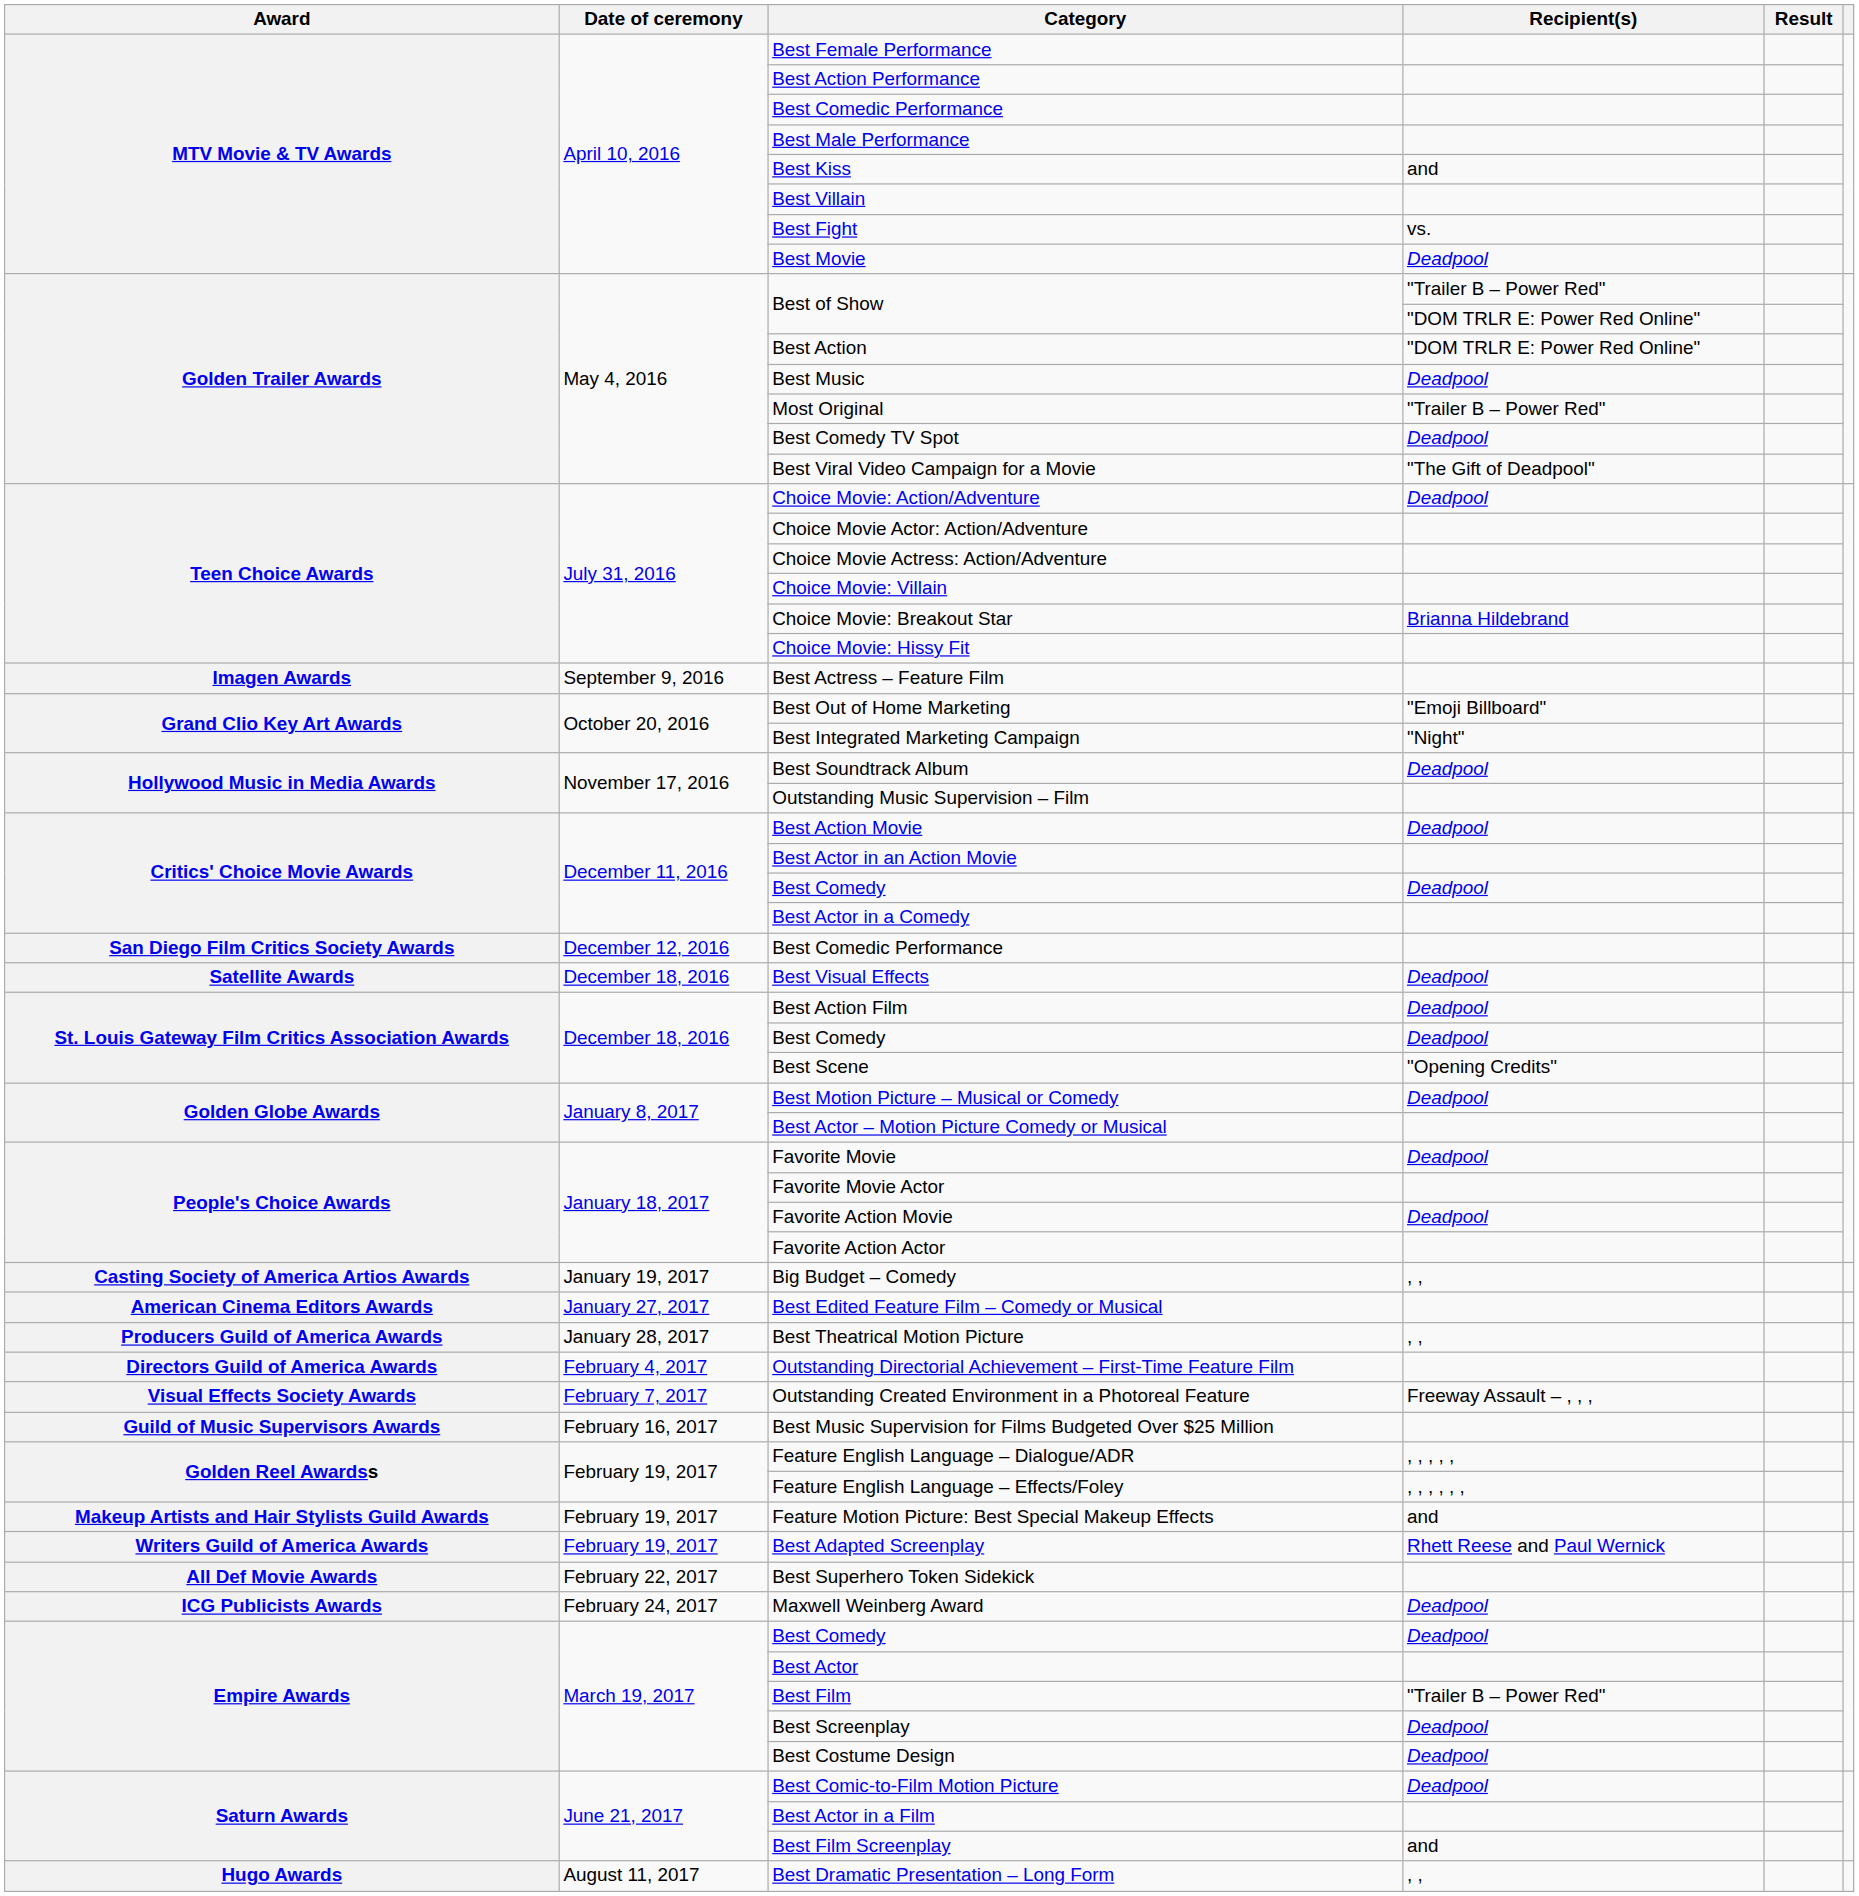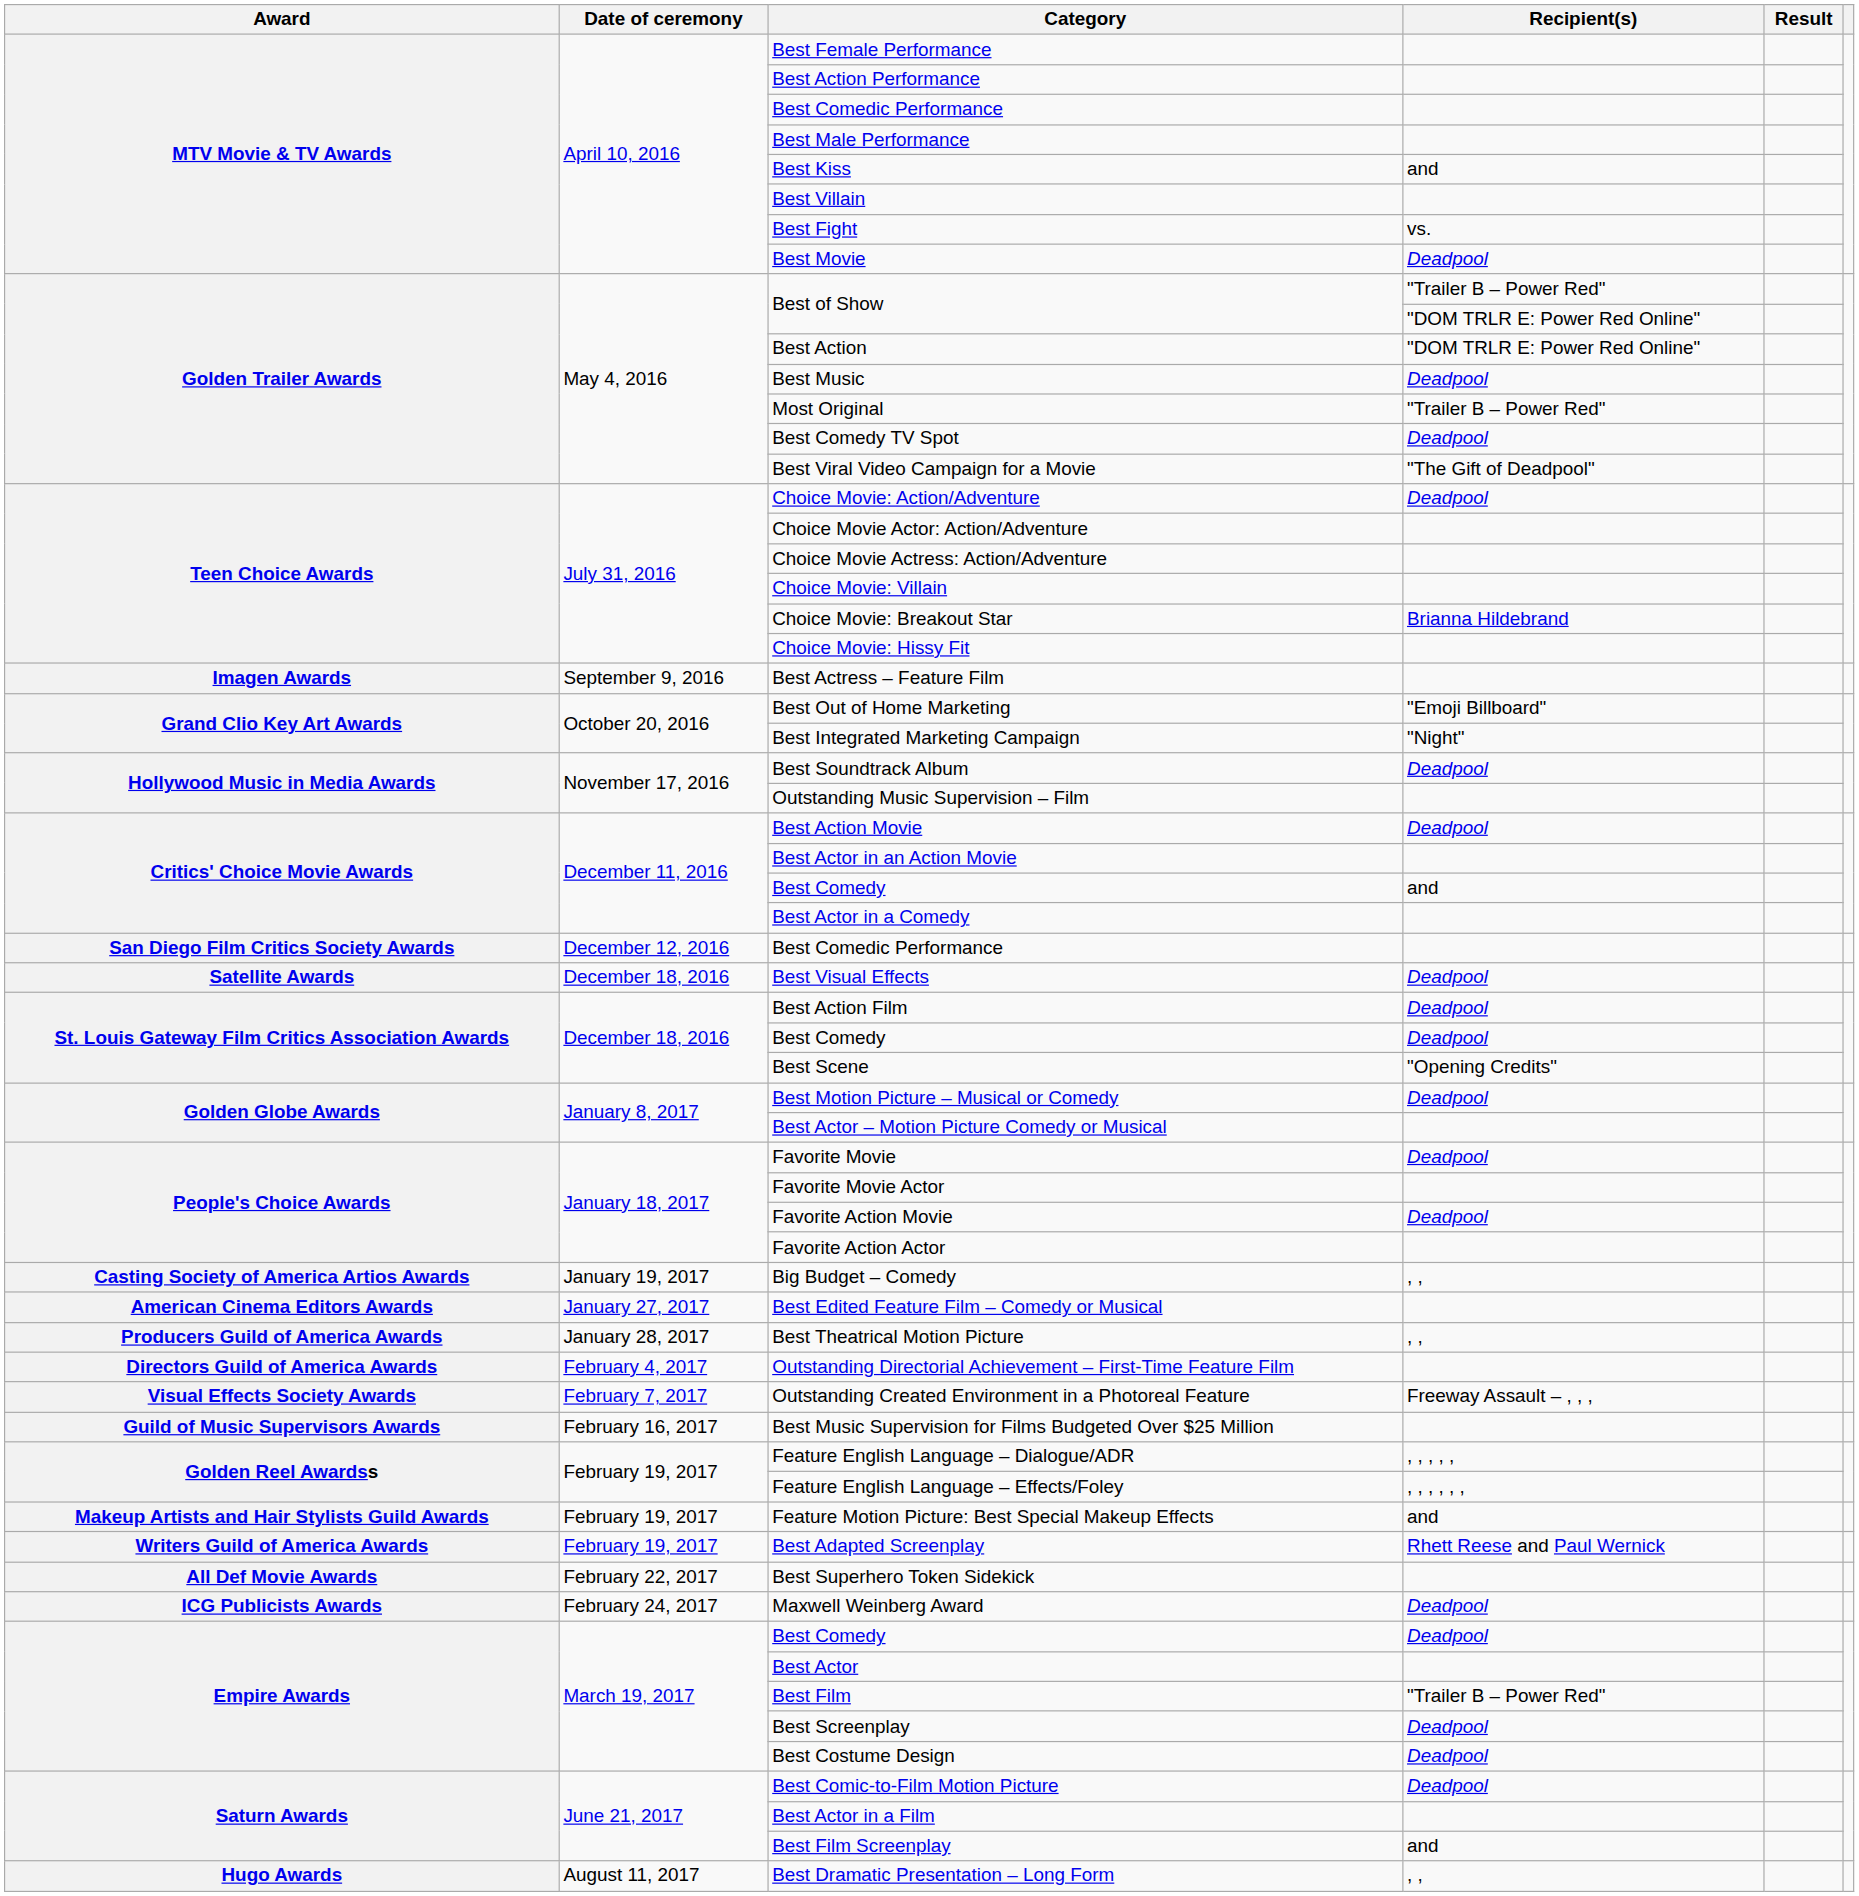(1447, 887) Deadpool -> (1423, 887) and
